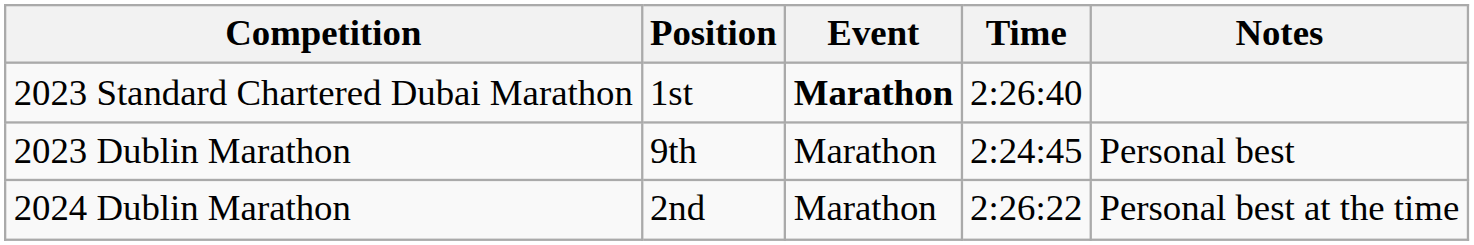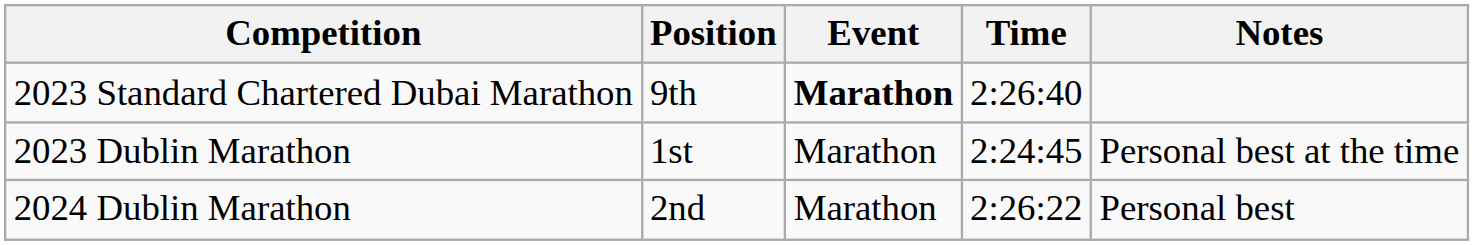(671, 92) 1st -> (673, 92) 9th
(673, 150) 9th -> (671, 150) 1st
(1197, 150) Personal best -> (1279, 150) Personal best at the time
(1279, 208) Personal best at the time -> (1197, 208) Personal best
